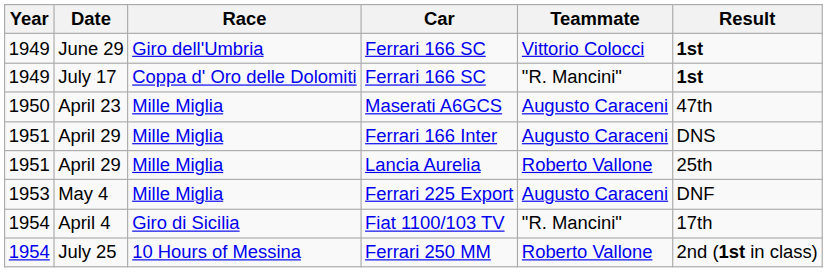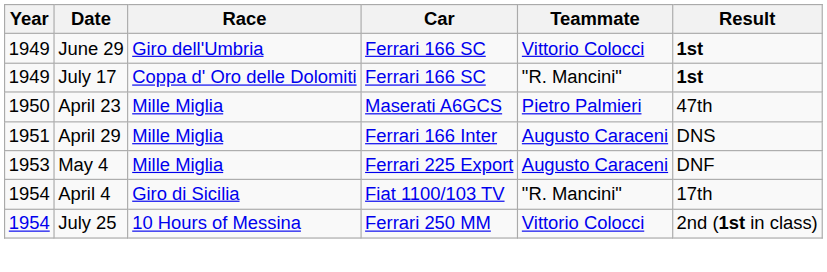(595, 106) Augusto Caraceni -> (582, 106) Pietro Palmieri
- row: (89, 164)
(587, 252) Roberto Vallone -> (583, 223) Vittorio Colocci
